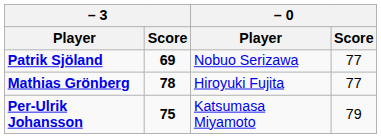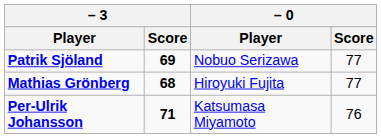(168, 83) 78 -> (168, 83) 68
(168, 114) 75 -> (168, 114) 71
(354, 114) 79 -> (354, 114) 76
